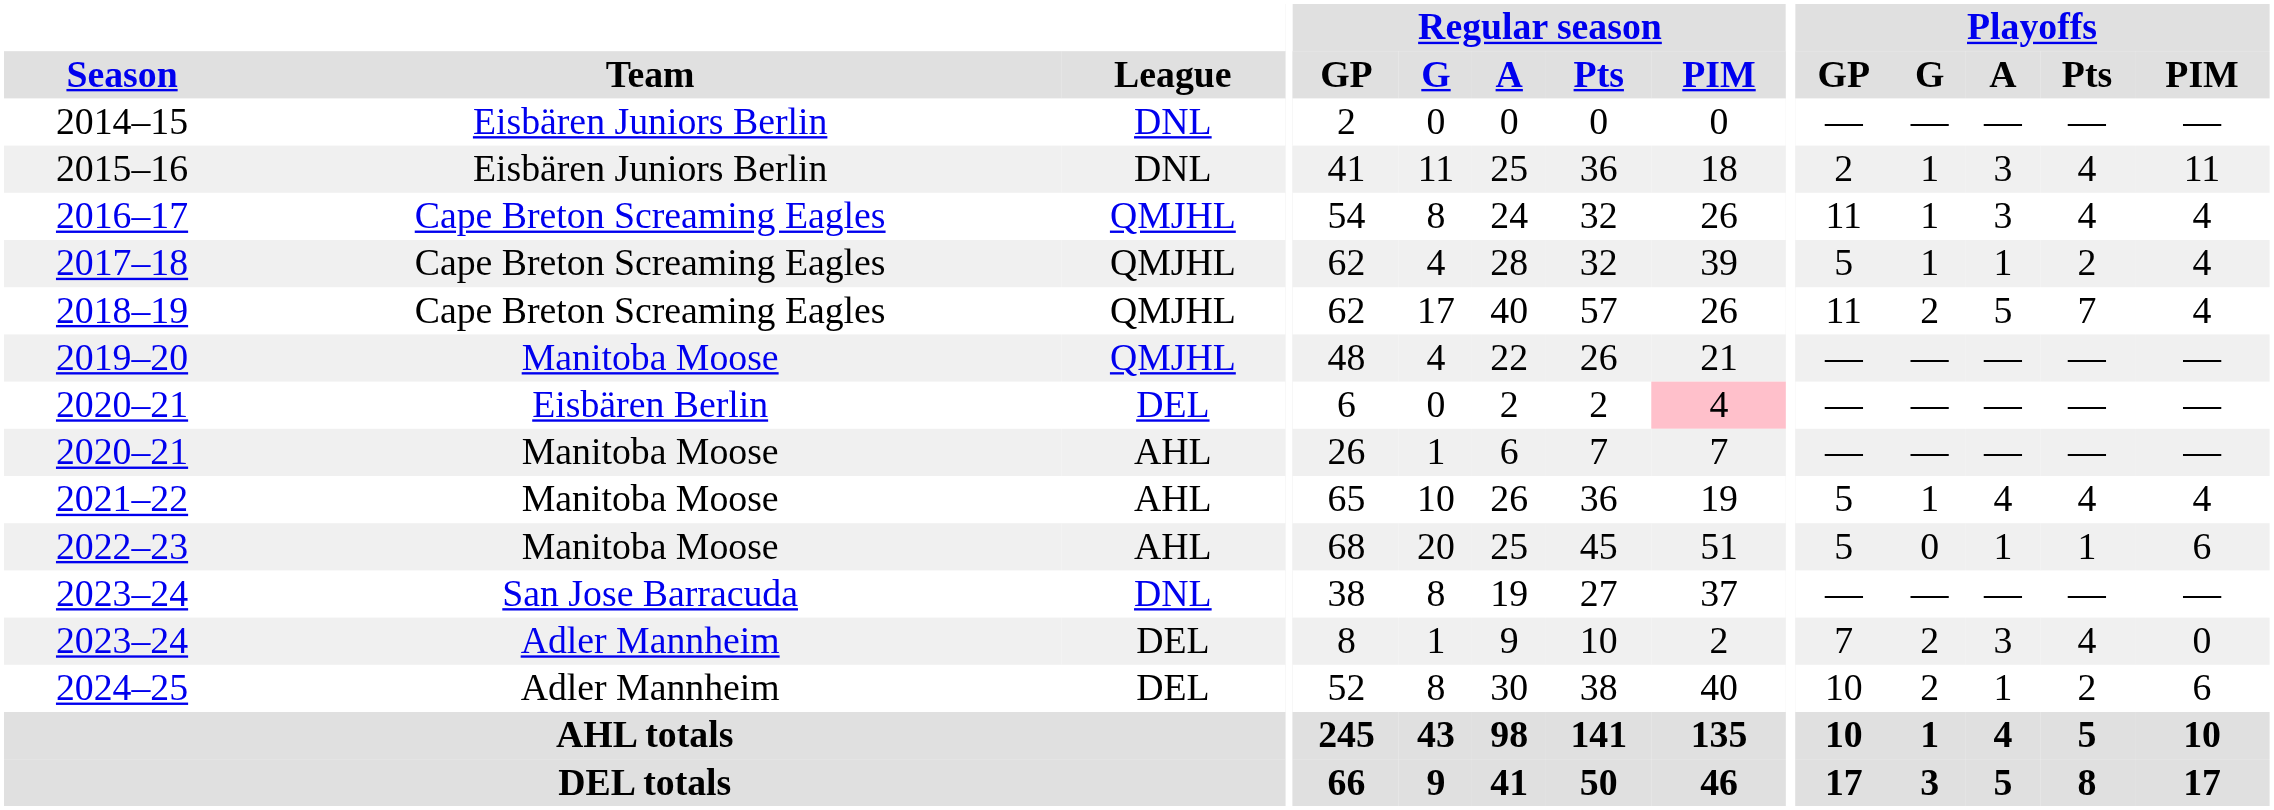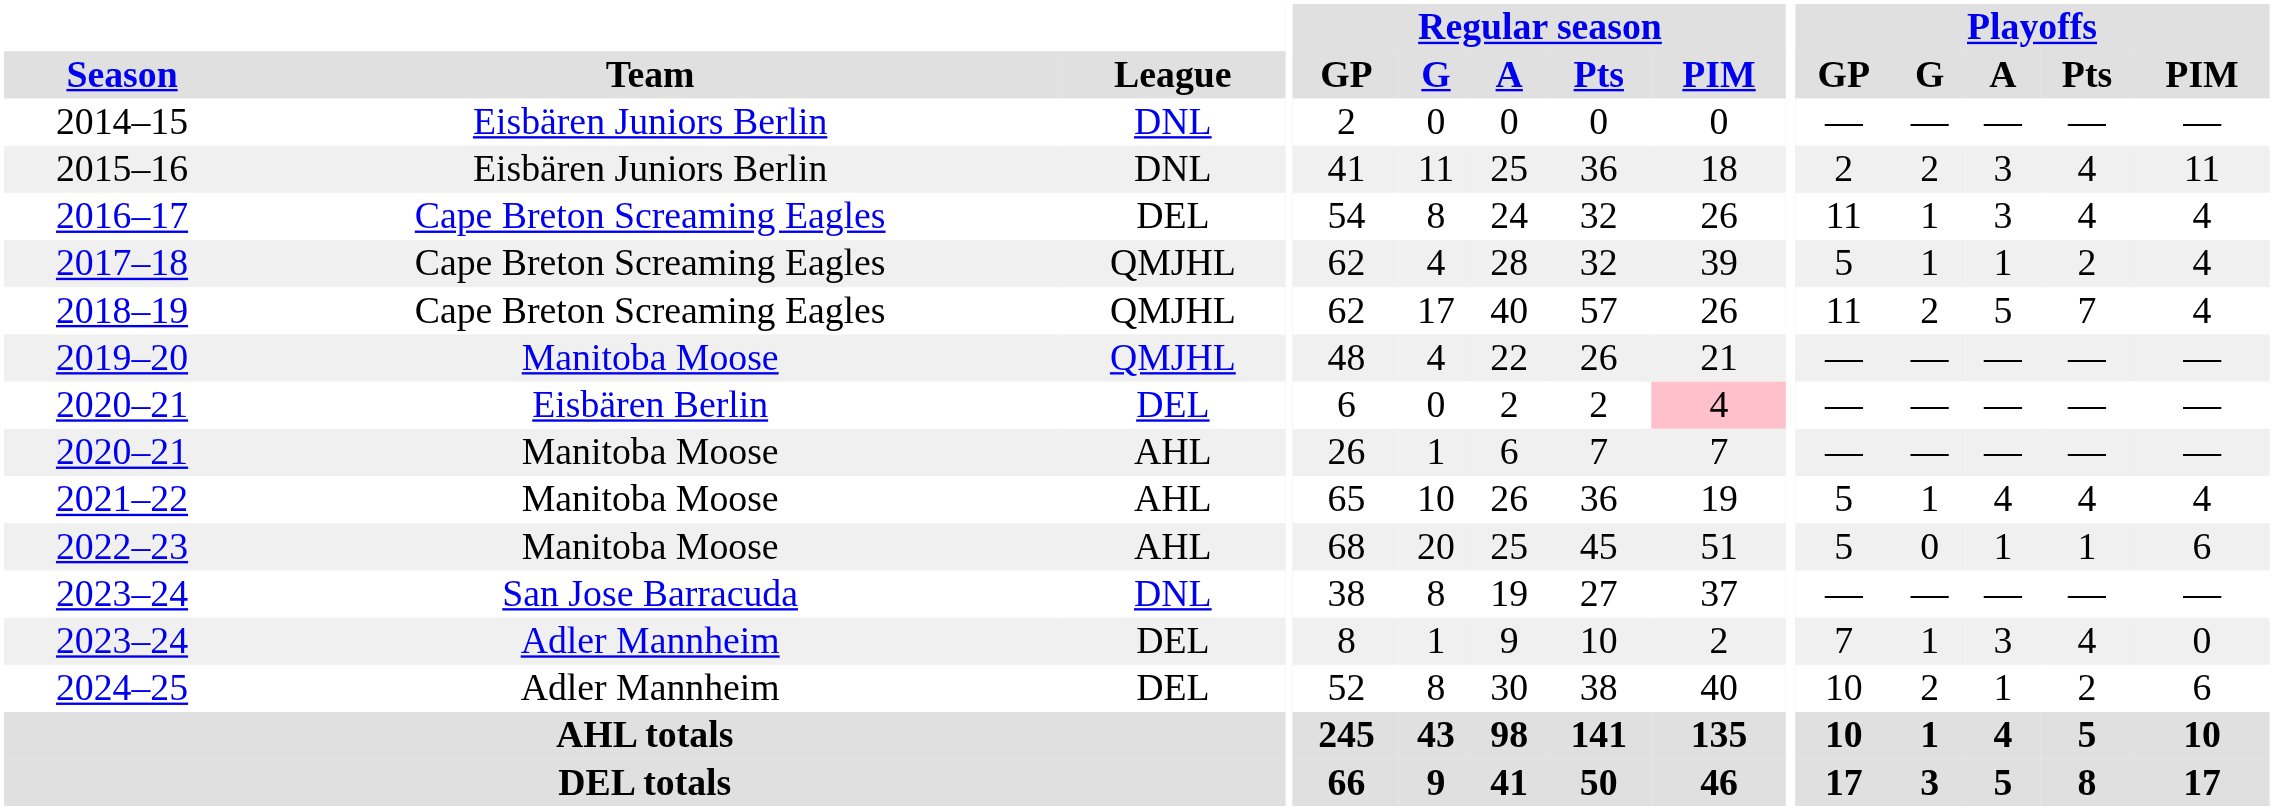(1930, 168) 1 -> (1930, 168) 2
(1173, 215) QMJHL -> (1173, 215) DEL
(1930, 640) 2 -> (1930, 640) 1
